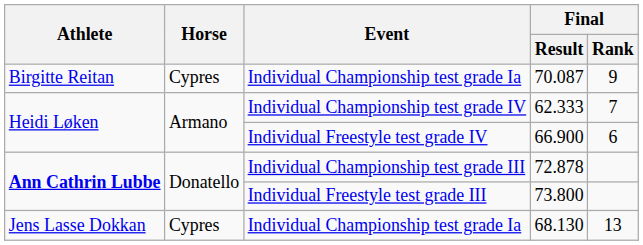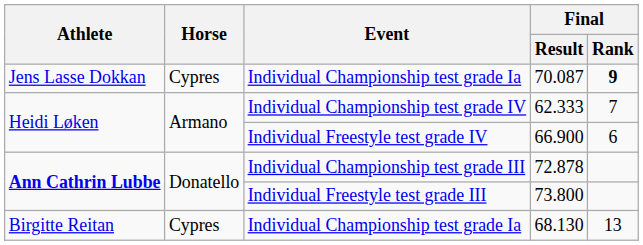(61, 78) Birgitte Reitan -> (77, 78) Jens Lasse Dokkan
(613, 78) normal -> (613, 78) bold
(77, 225) Jens Lasse Dokkan -> (61, 225) Birgitte Reitan
